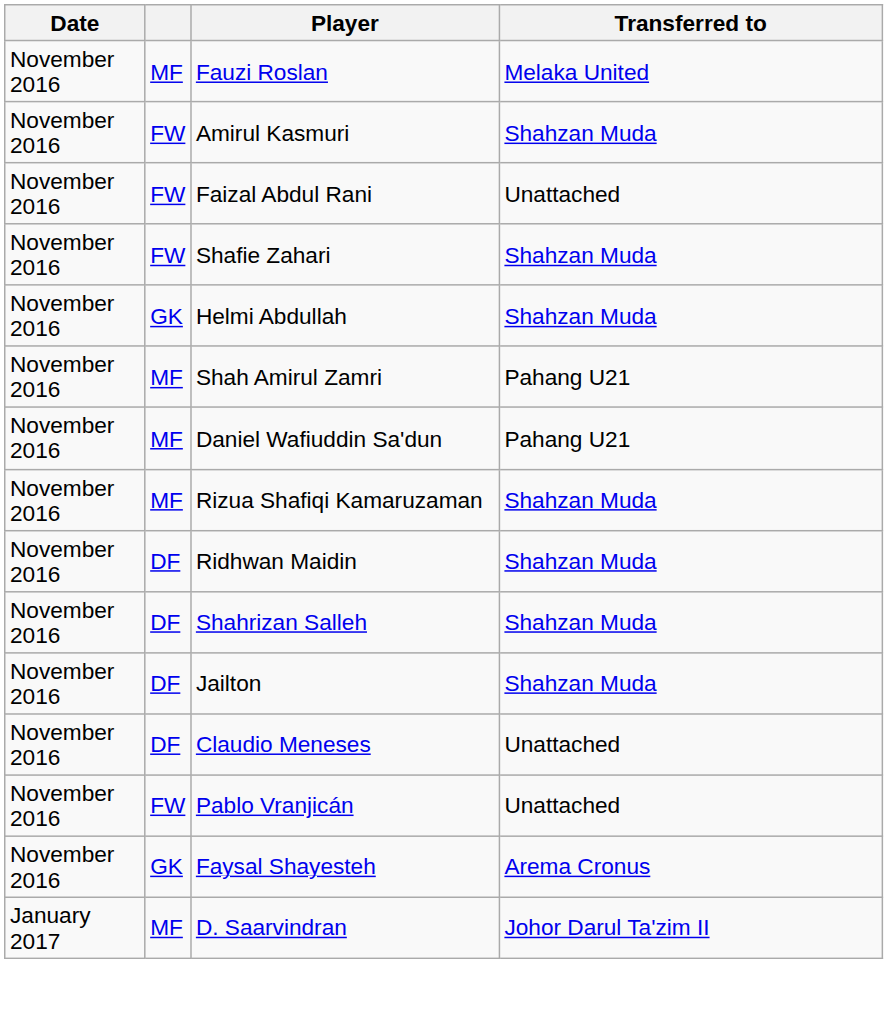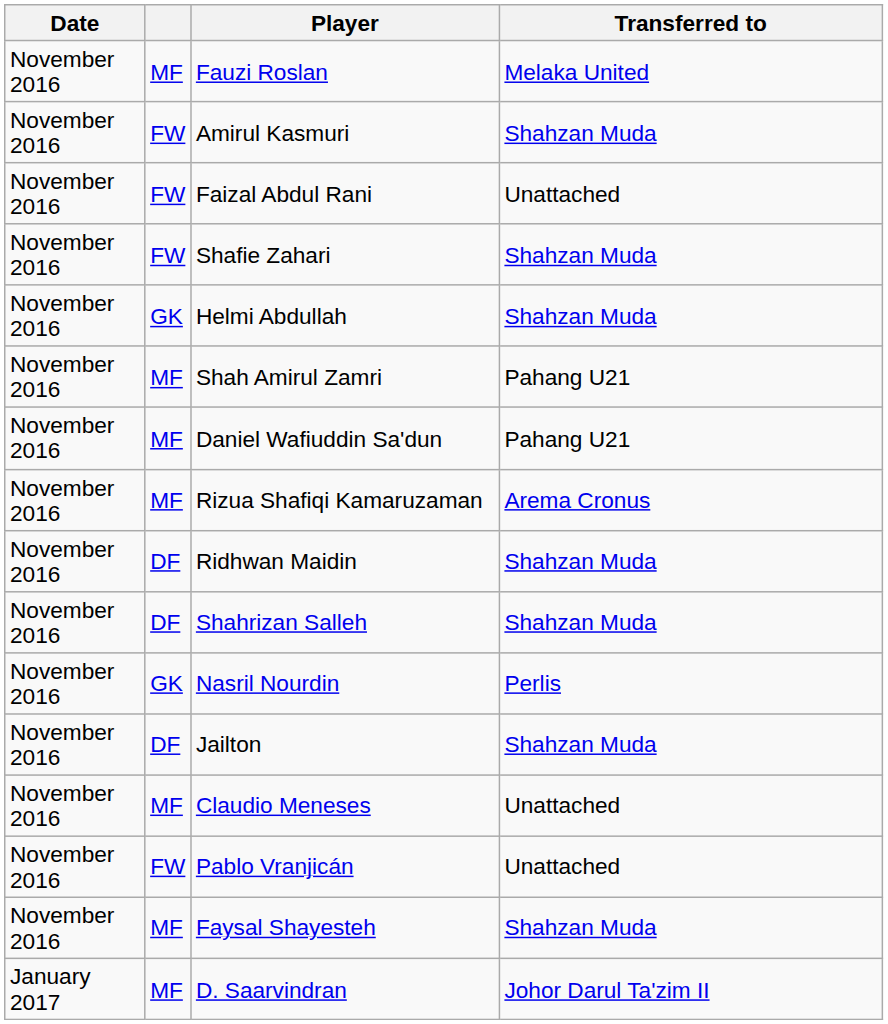(581, 500) Shahzan Muda -> (577, 500) Arema Cronus
+ row: (268, 683)
(165, 744) DF -> (167, 806) MF
(167, 867) GK -> (167, 928) MF
(577, 867) Arema Cronus -> (581, 928) Shahzan Muda
